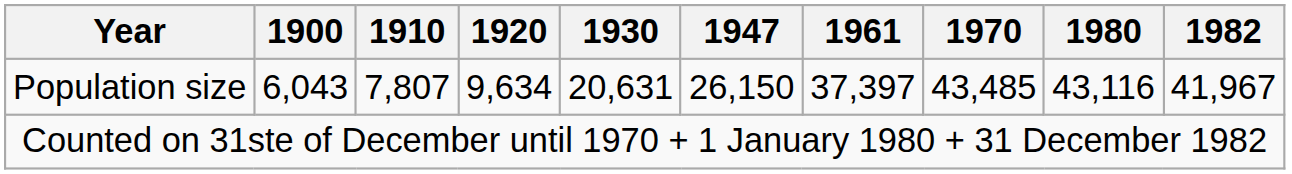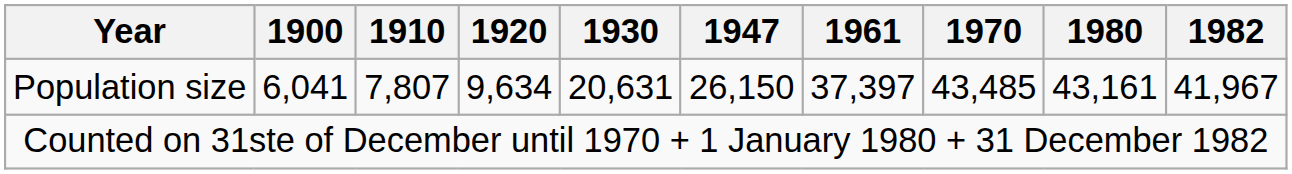(305, 86) 6,043 -> (305, 86) 6,041
(1104, 86) 43,116 -> (1105, 86) 43,161
